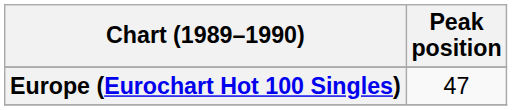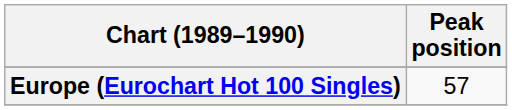(456, 85) 47 -> (456, 85) 57
